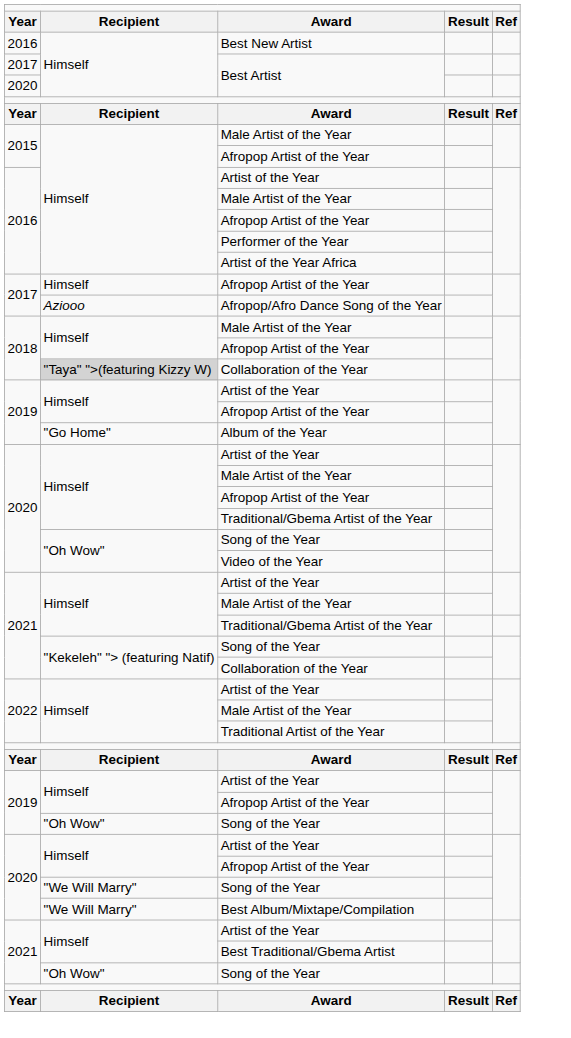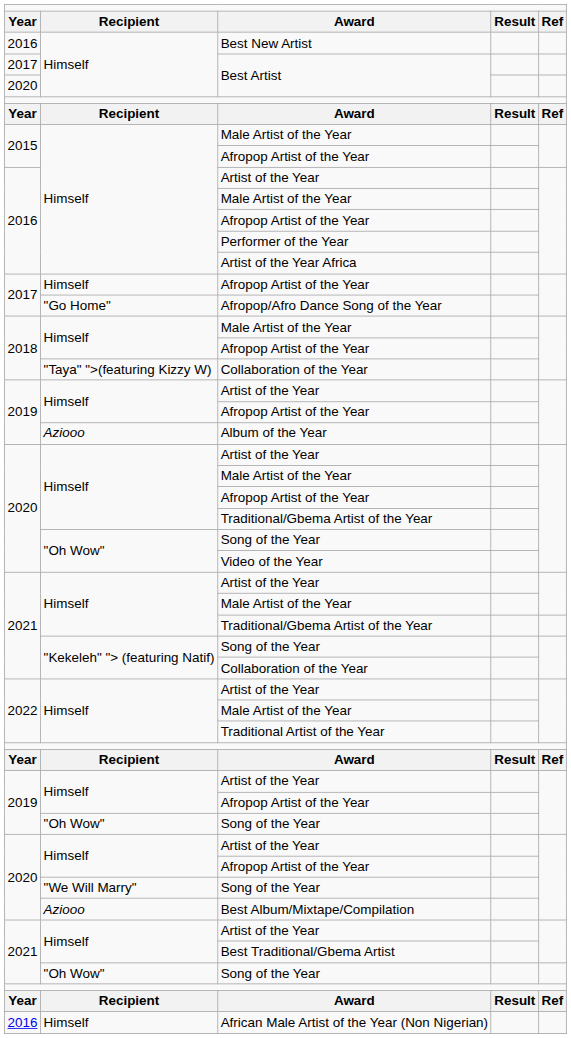(64, 305) Aziooo -> (77, 305) "Go Home"
(128, 369) lightgrey background -> (128, 369) no background
(77, 433) "Go Home" -> (64, 433) Aziooo
(90, 909) "We Will Marry" -> (64, 909) Aziooo
+ row: (22, 1022)
